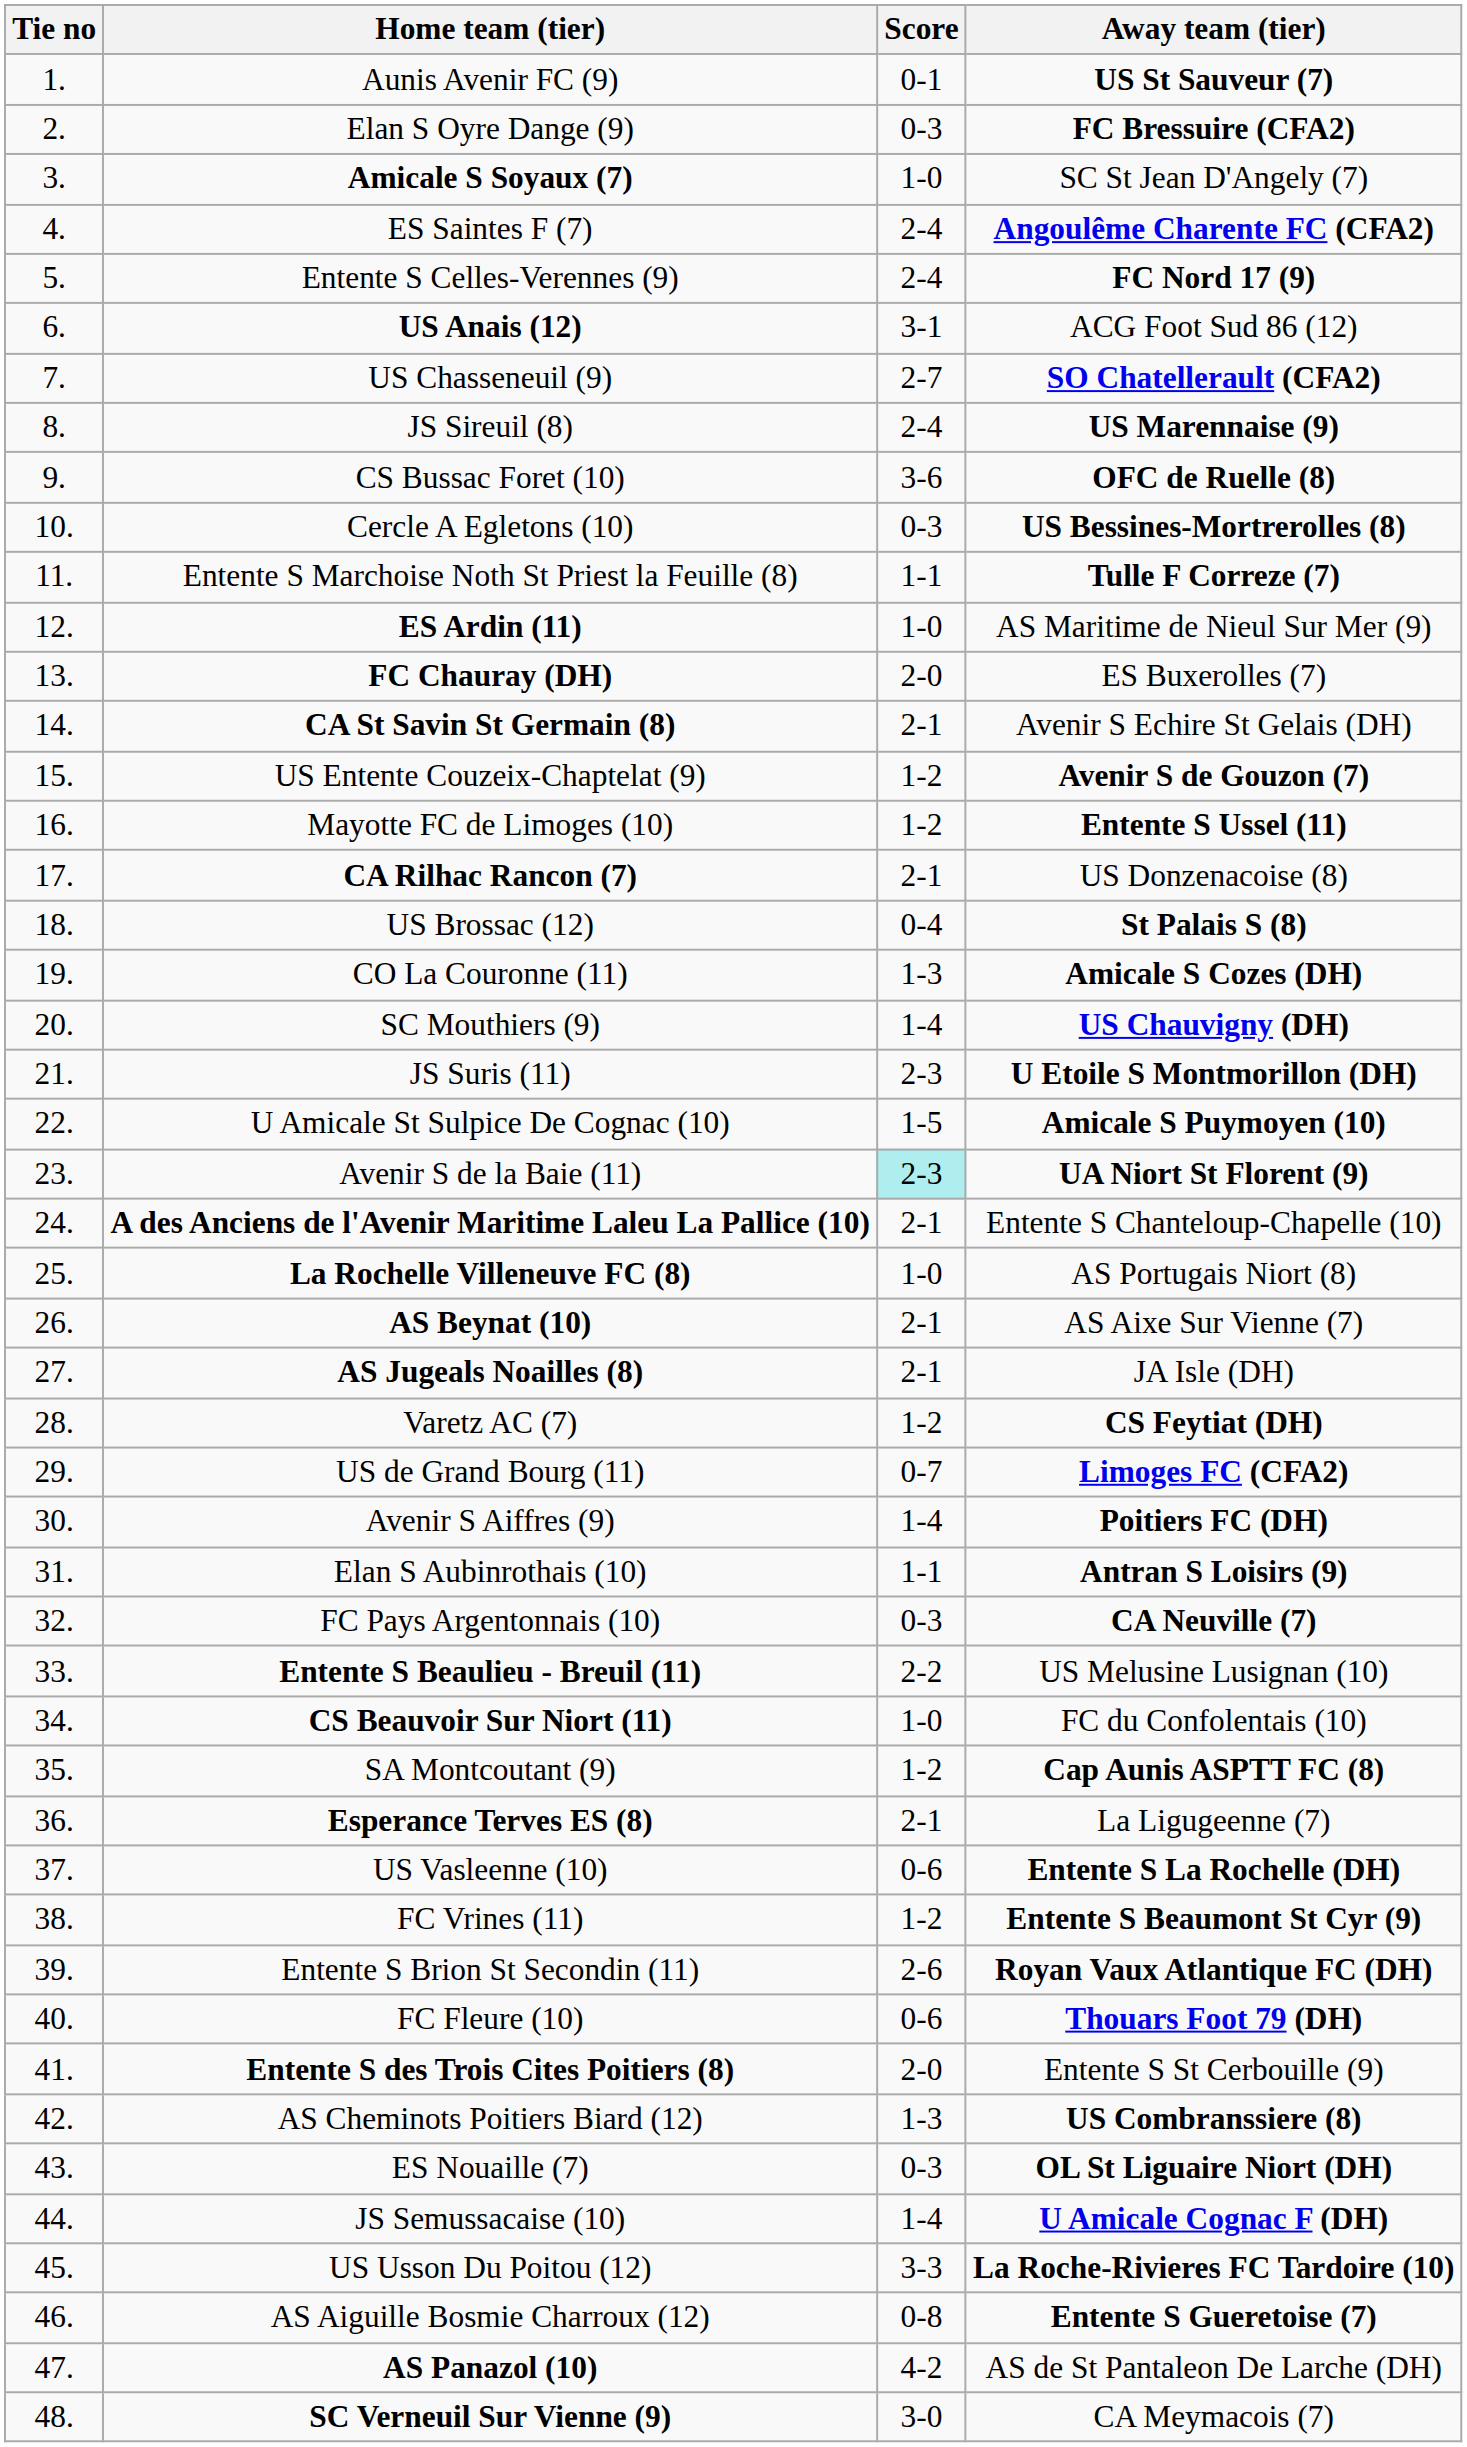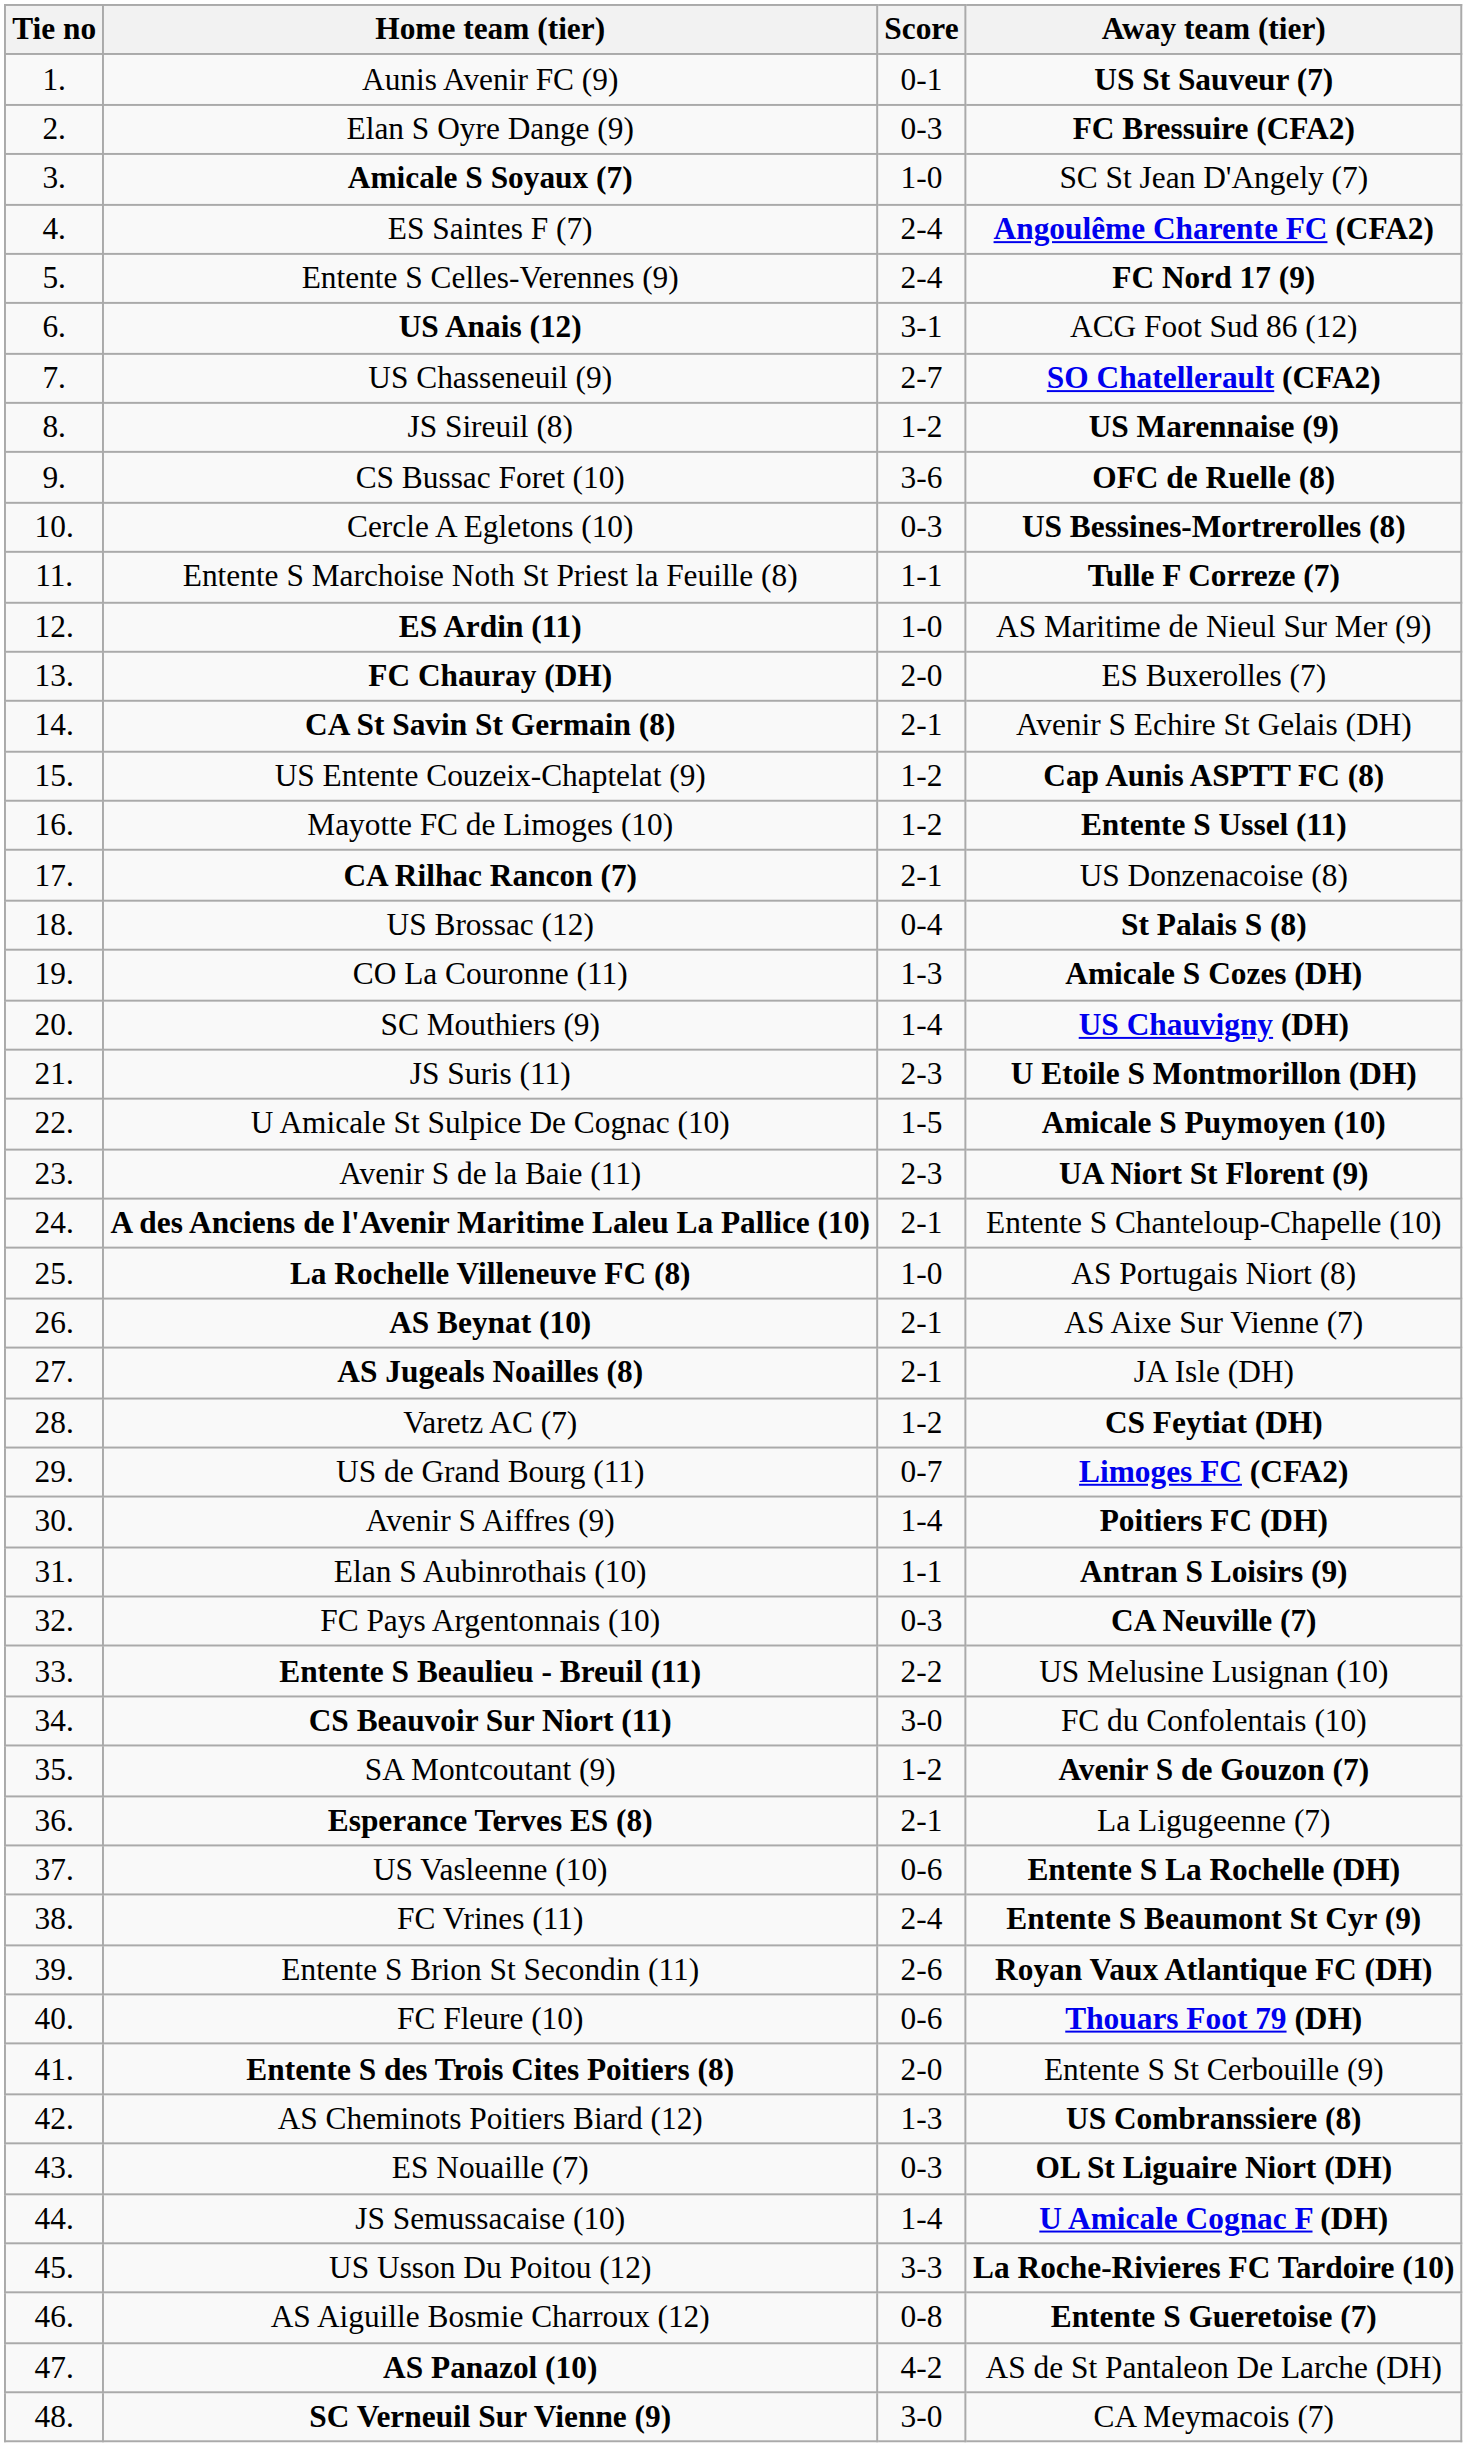(921, 427) 2-4 -> (921, 427) 1-2
(1214, 775) Avenir S de Gouzon (7) -> (1214, 775) Cap Aunis ASPTT FC (8)
(921, 1173) paleturquoise background -> (921, 1173) no background
(921, 1720) 1-0 -> (921, 1720) 3-0
(1214, 1770) Cap Aunis ASPTT FC (8) -> (1214, 1770) Avenir S de Gouzon (7)
(921, 1919) 1-2 -> (921, 1919) 2-4
